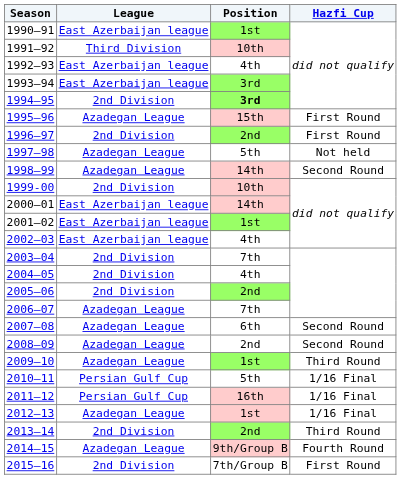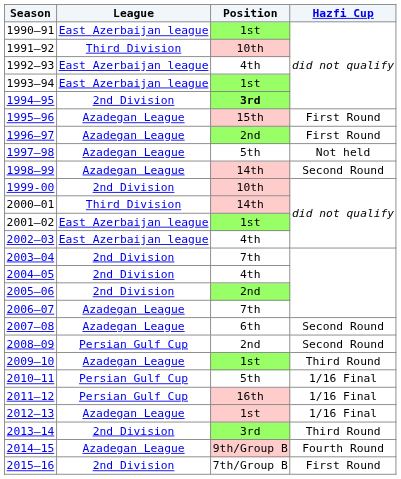(250, 83) 3rd -> (250, 83) 1st
(134, 135) 2nd Division -> (134, 135) Azadegan League
(134, 205) East Azerbaijan league -> (134, 205) Third Division
(134, 344) Azadegan League -> (134, 344) Persian Gulf Cup
(250, 431) 2nd -> (250, 431) 3rd
